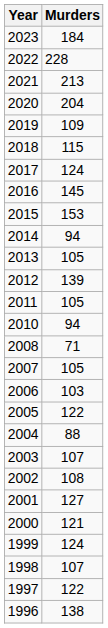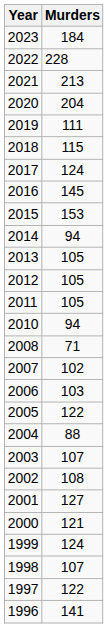(72, 125) 109 -> (72, 125) 111
(72, 280) 139 -> (72, 280) 105
(72, 368) 105 -> (72, 368) 102
(72, 611) 138 -> (72, 611) 141
